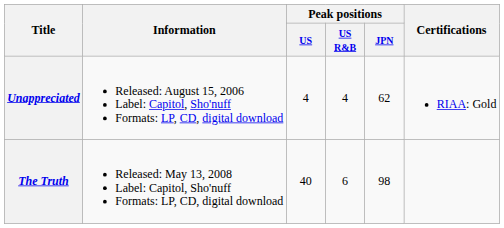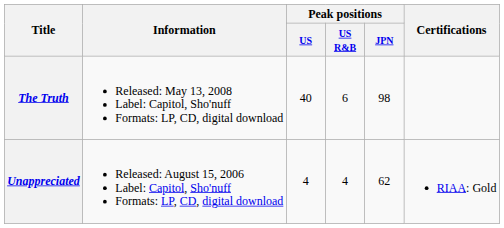rows swapped: (43, 97) <-> (43, 181)
